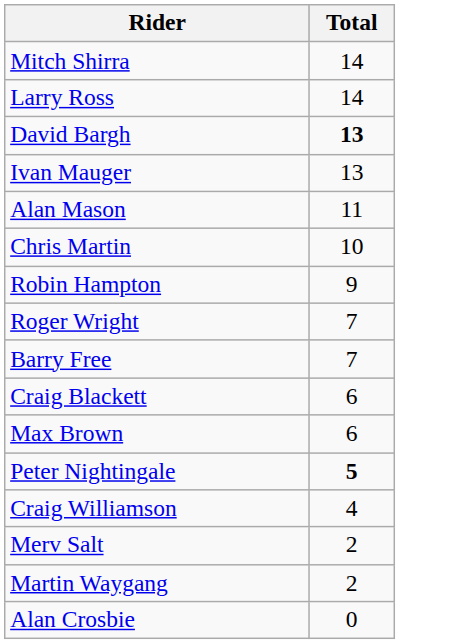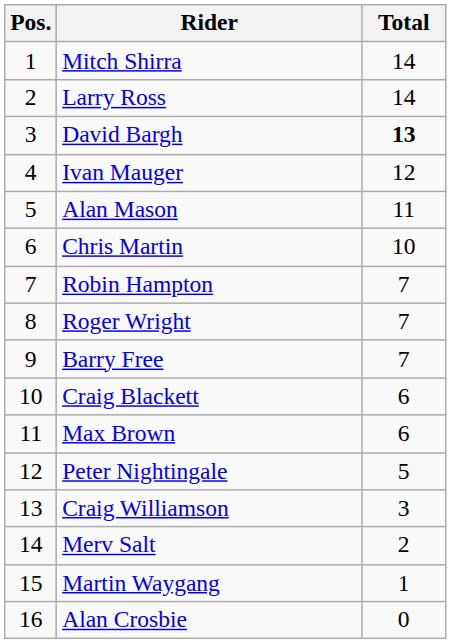+ column: (31, 23)
(352, 172) 13 -> (404, 172) 12
(352, 284) 9 -> (404, 284) 7
(352, 470) bold -> (404, 470) normal
(352, 508) 4 -> (404, 508) 3
(352, 582) 2 -> (404, 582) 1
